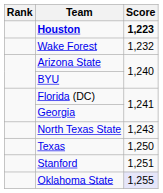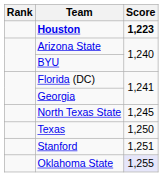- row: (67, 46)
(141, 130) 1,243 -> (141, 113) 1,245
